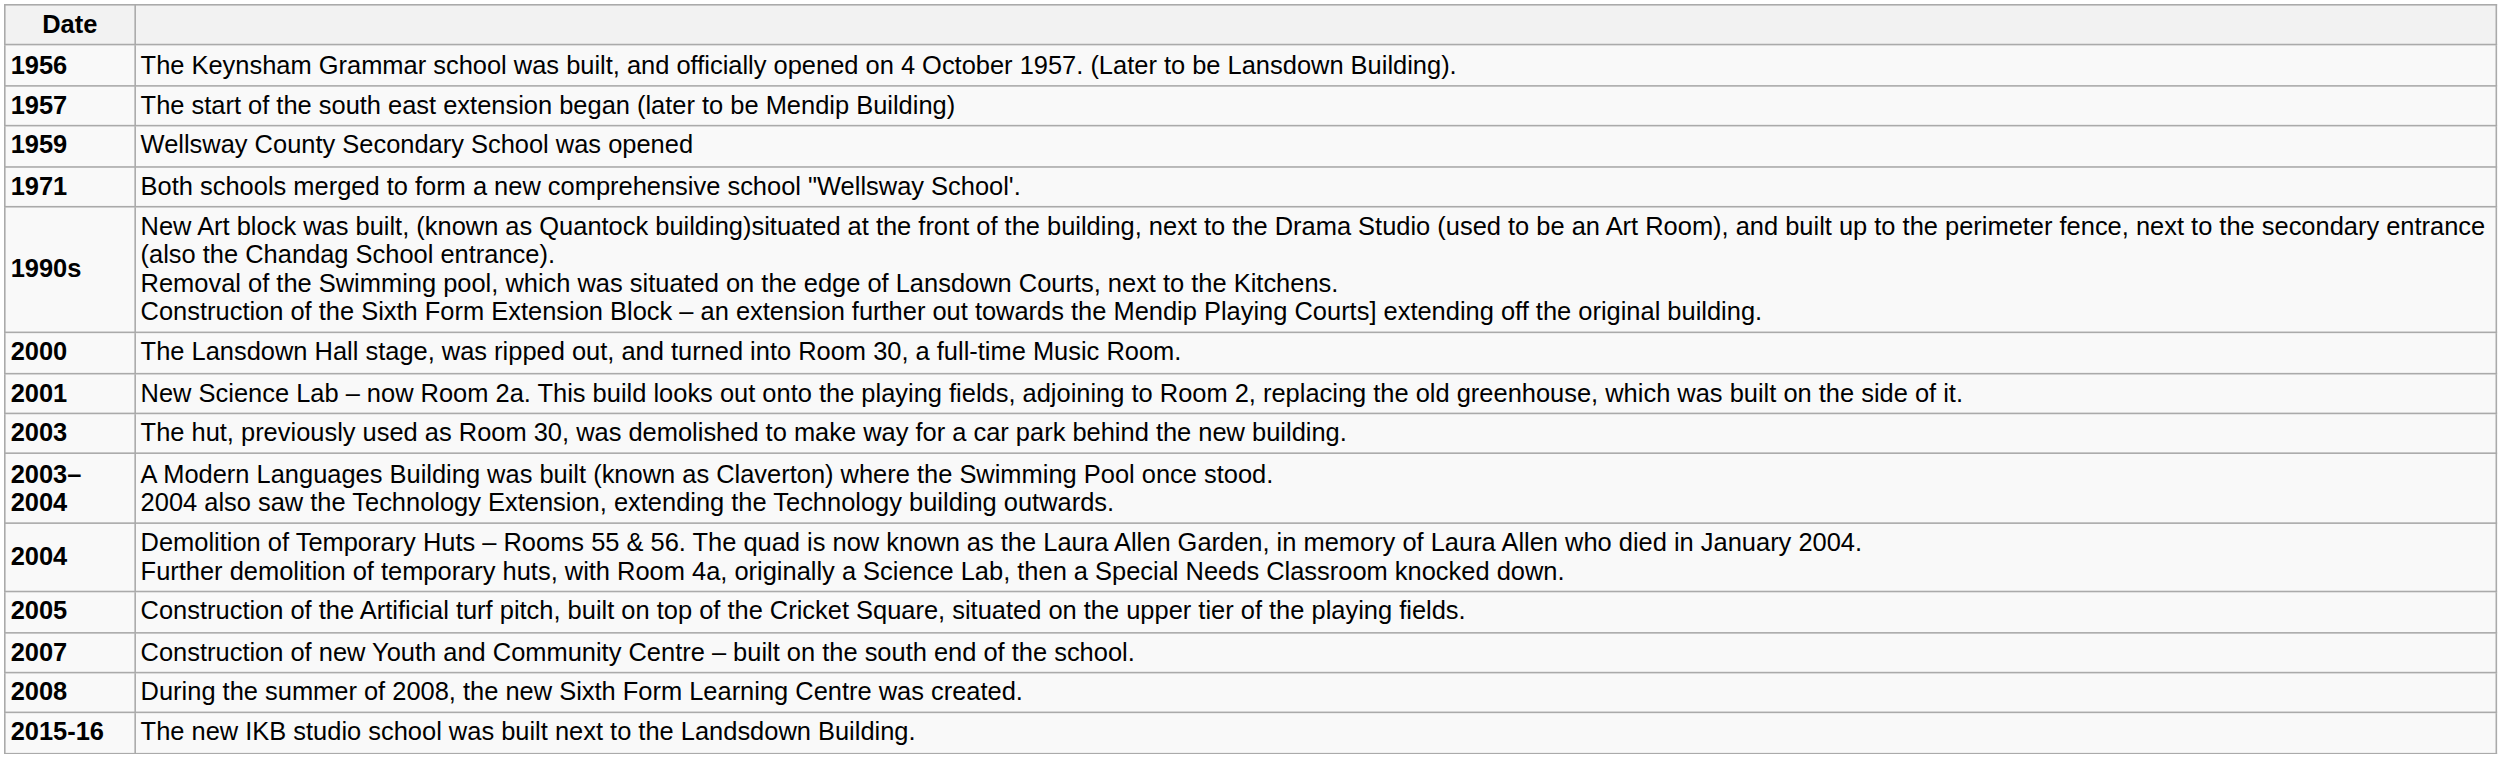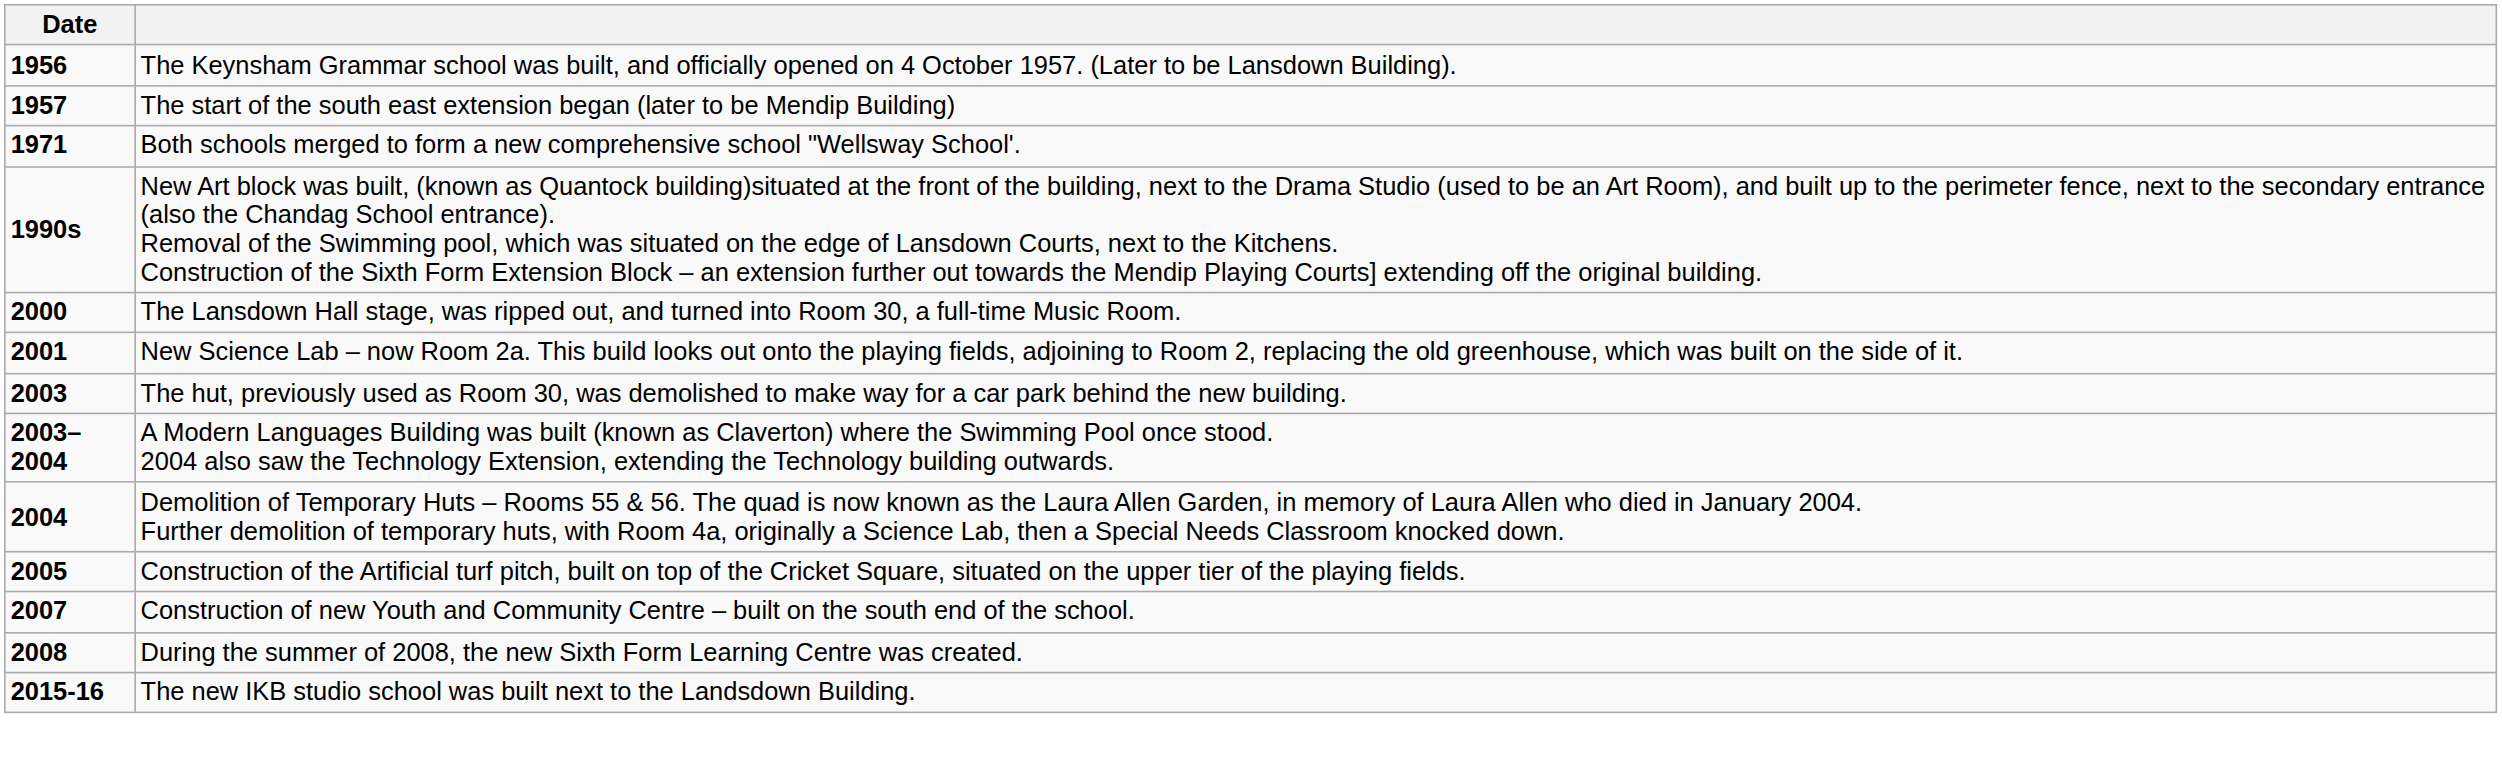- row: (417, 145)
